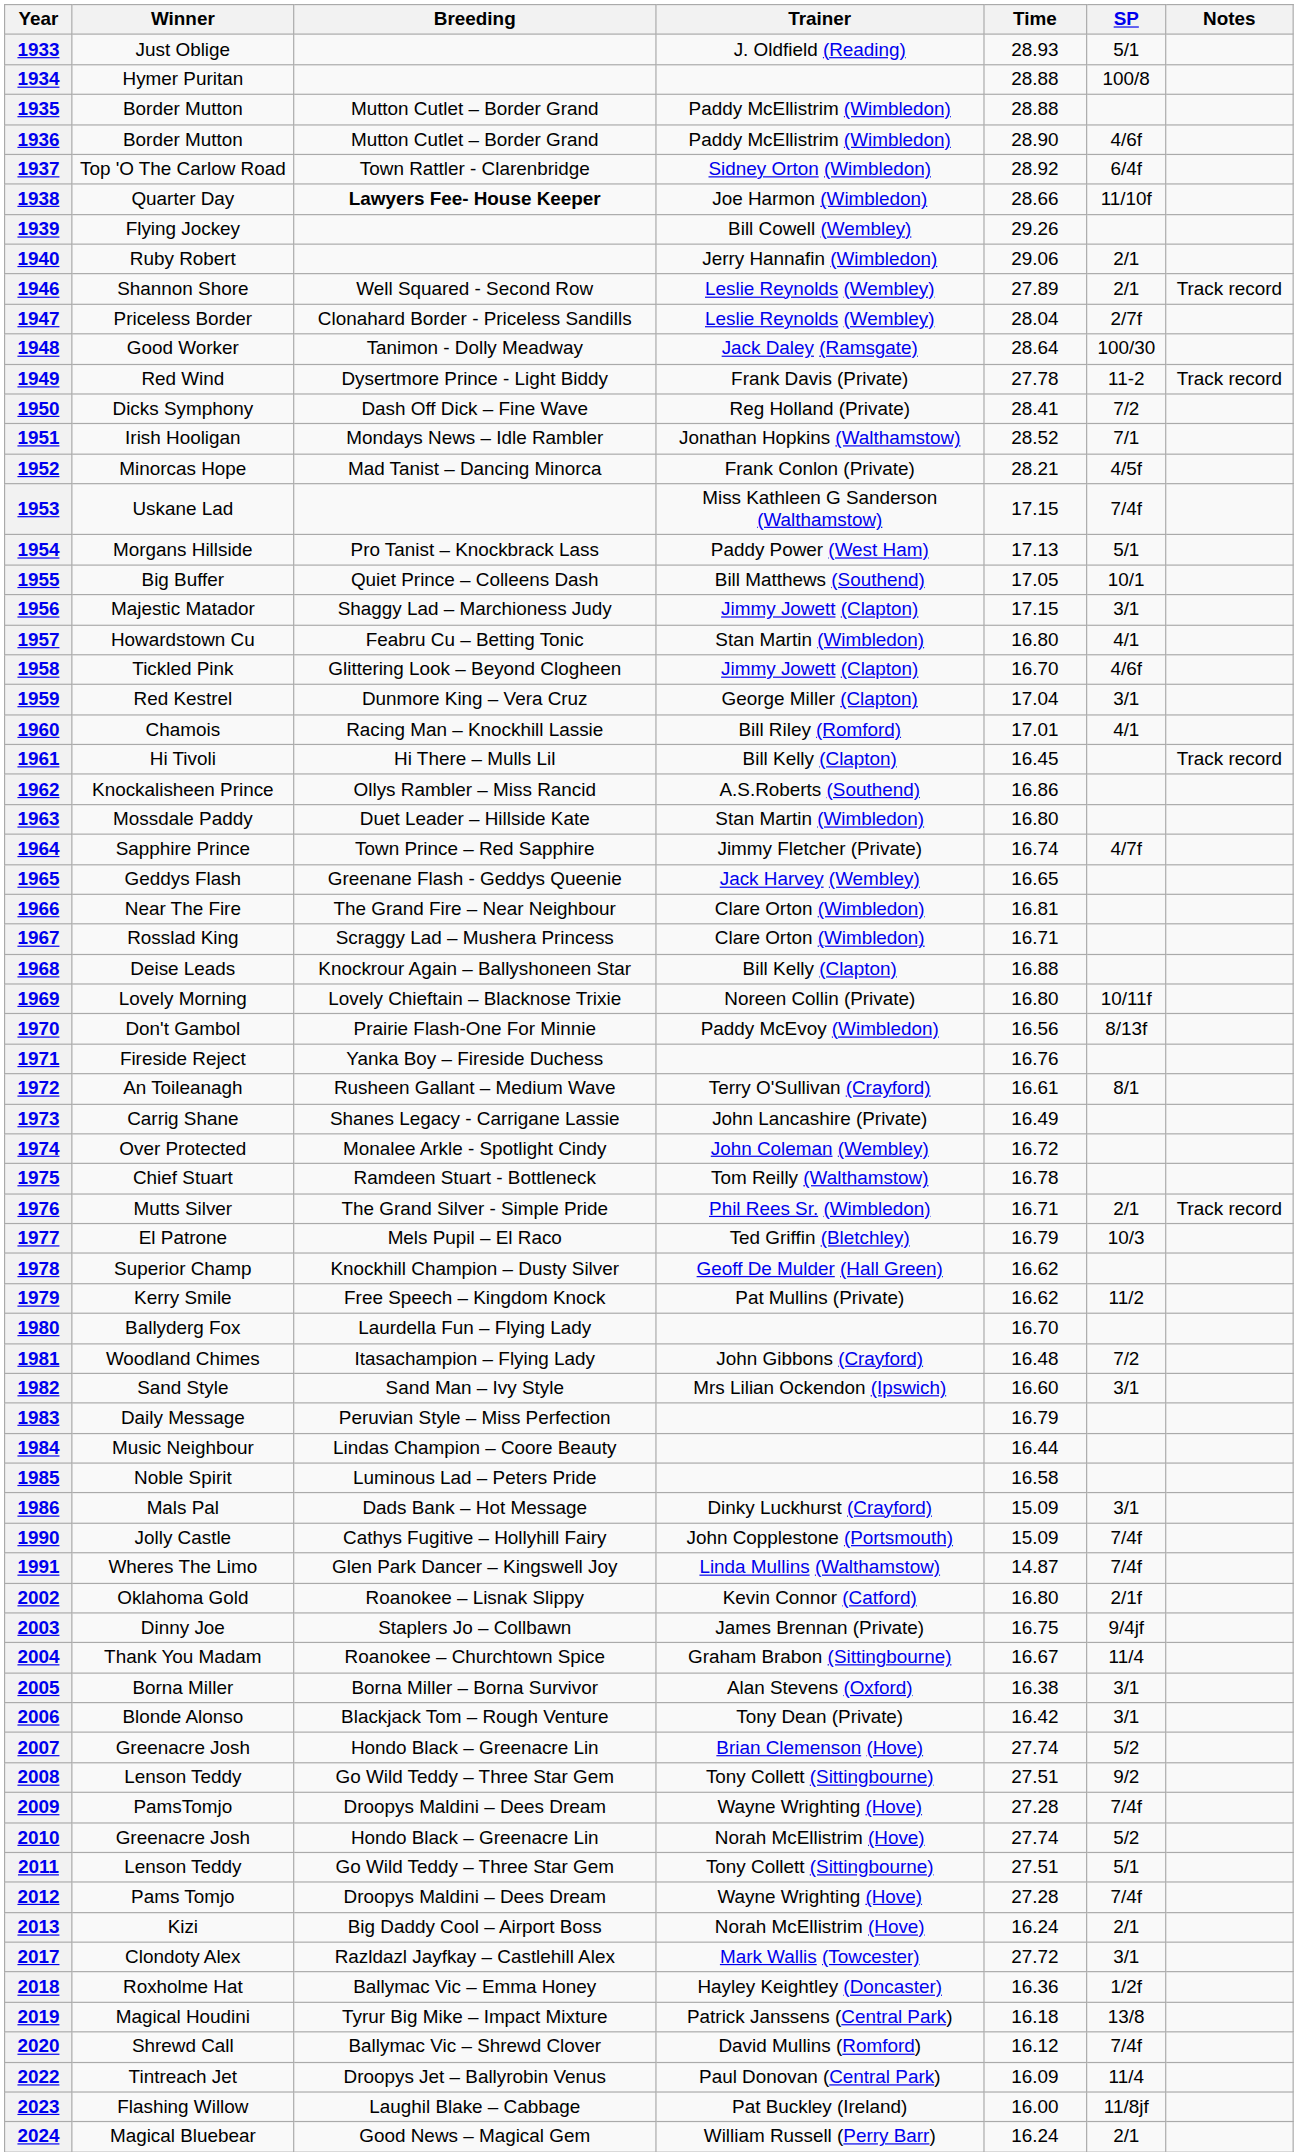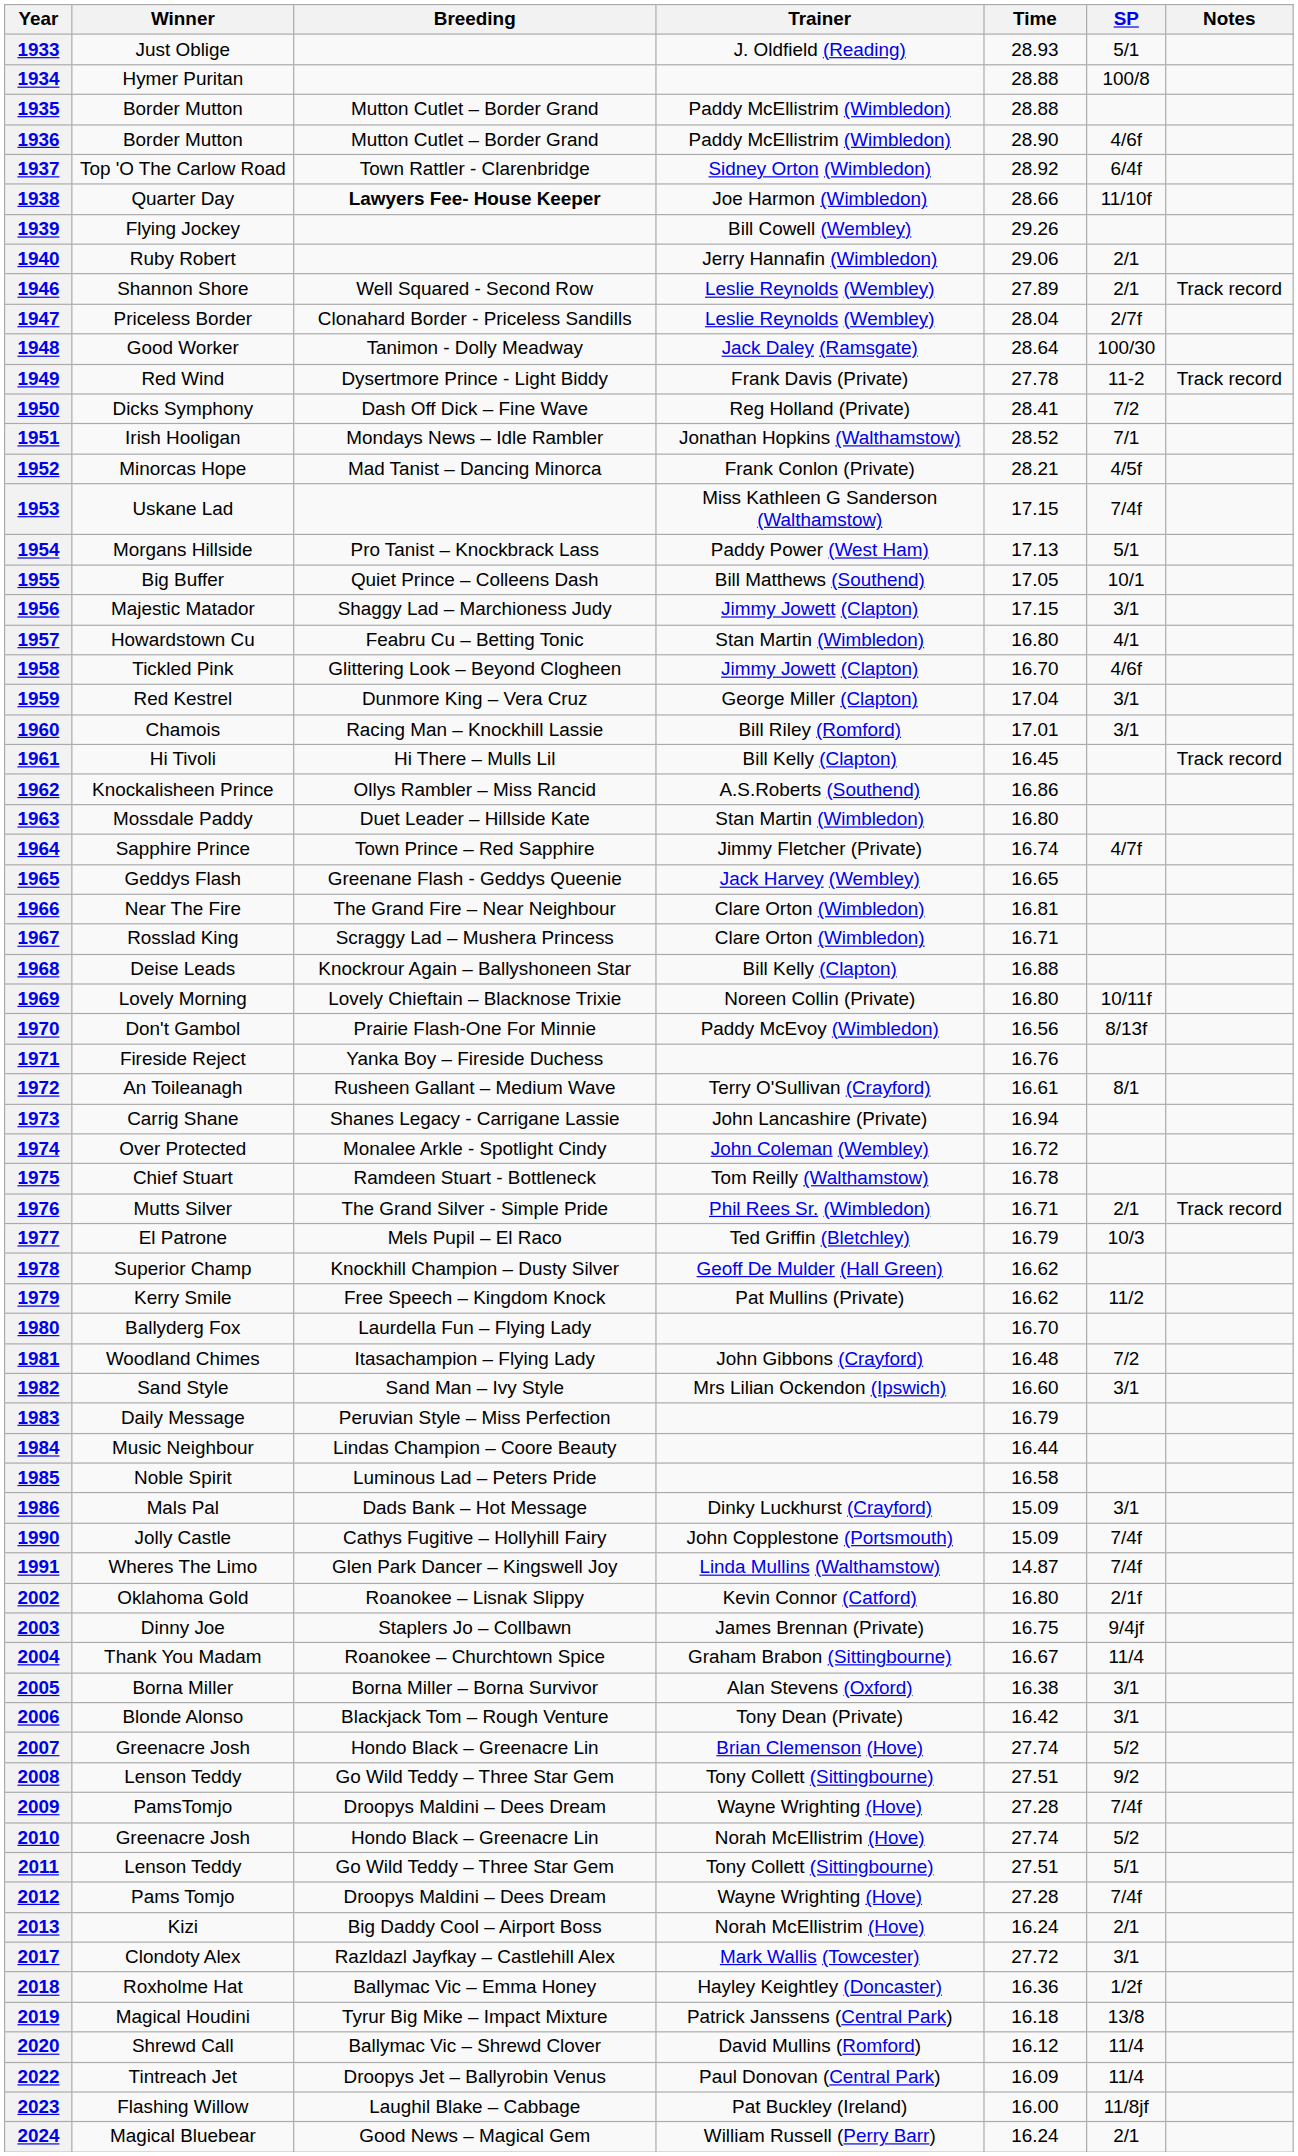(1126, 729) 4/1 -> (1126, 729) 3/1
(1035, 1118) 16.49 -> (1035, 1118) 16.94
(1126, 2046) 7/4f -> (1126, 2046) 11/4
